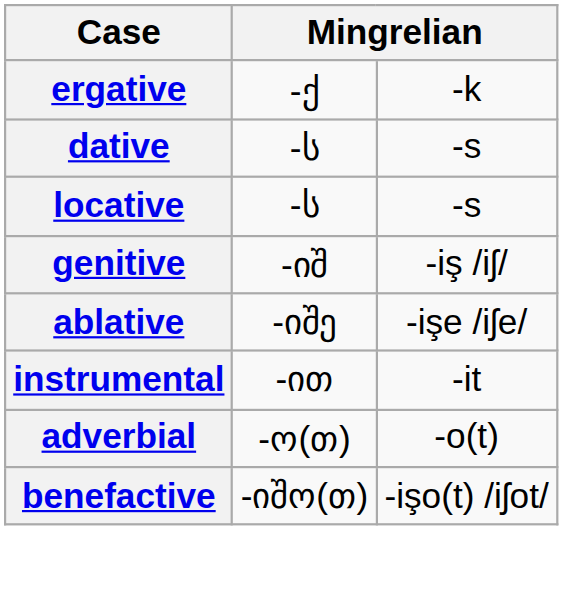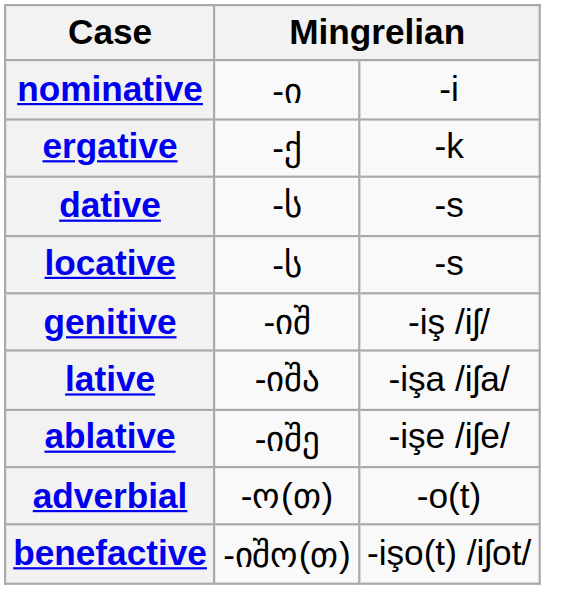+ row: (110, 89)
+ row: (110, 379)
- row: (119, 379)
